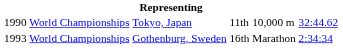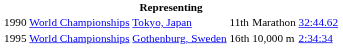(273, 22) 10,000 m -> (274, 22) Marathon
(15, 38) 1993 -> (15, 38) 1995
(274, 38) Marathon -> (273, 38) 10,000 m
